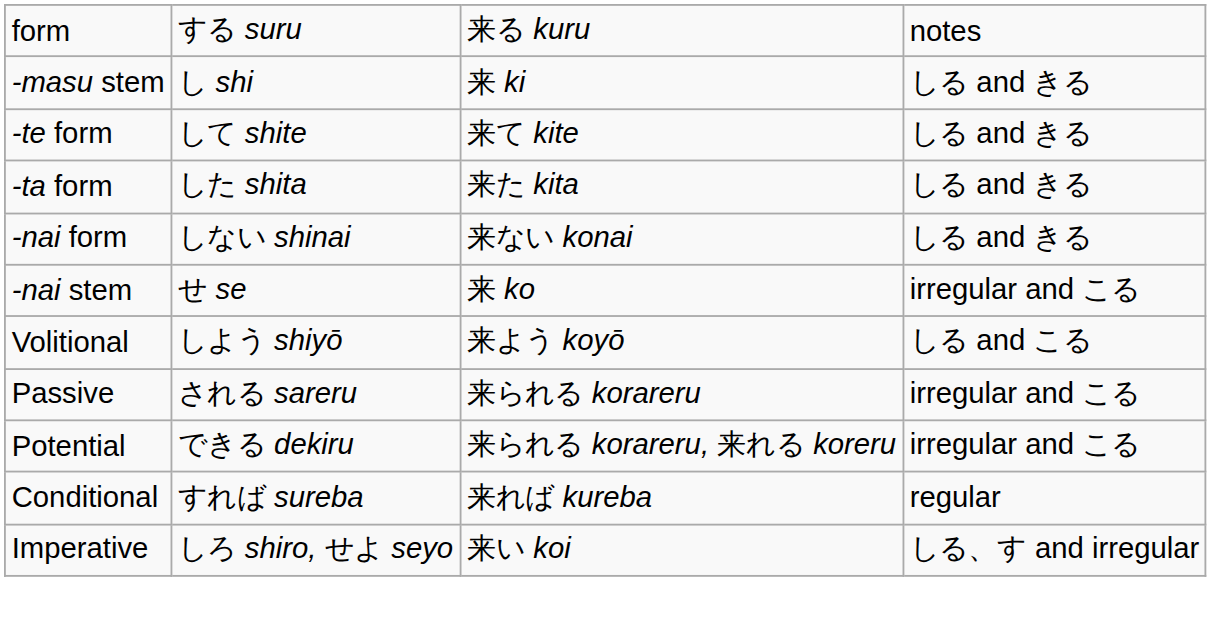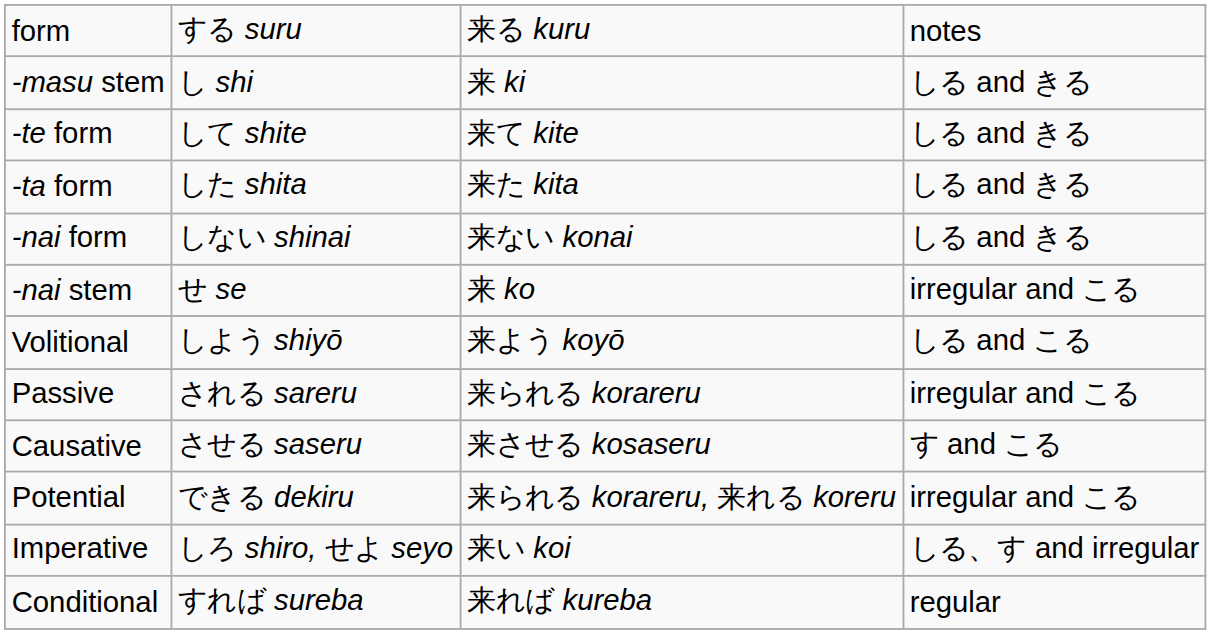+ row: (77, 445)
rows swapped: (80, 549) <-> (85, 497)
